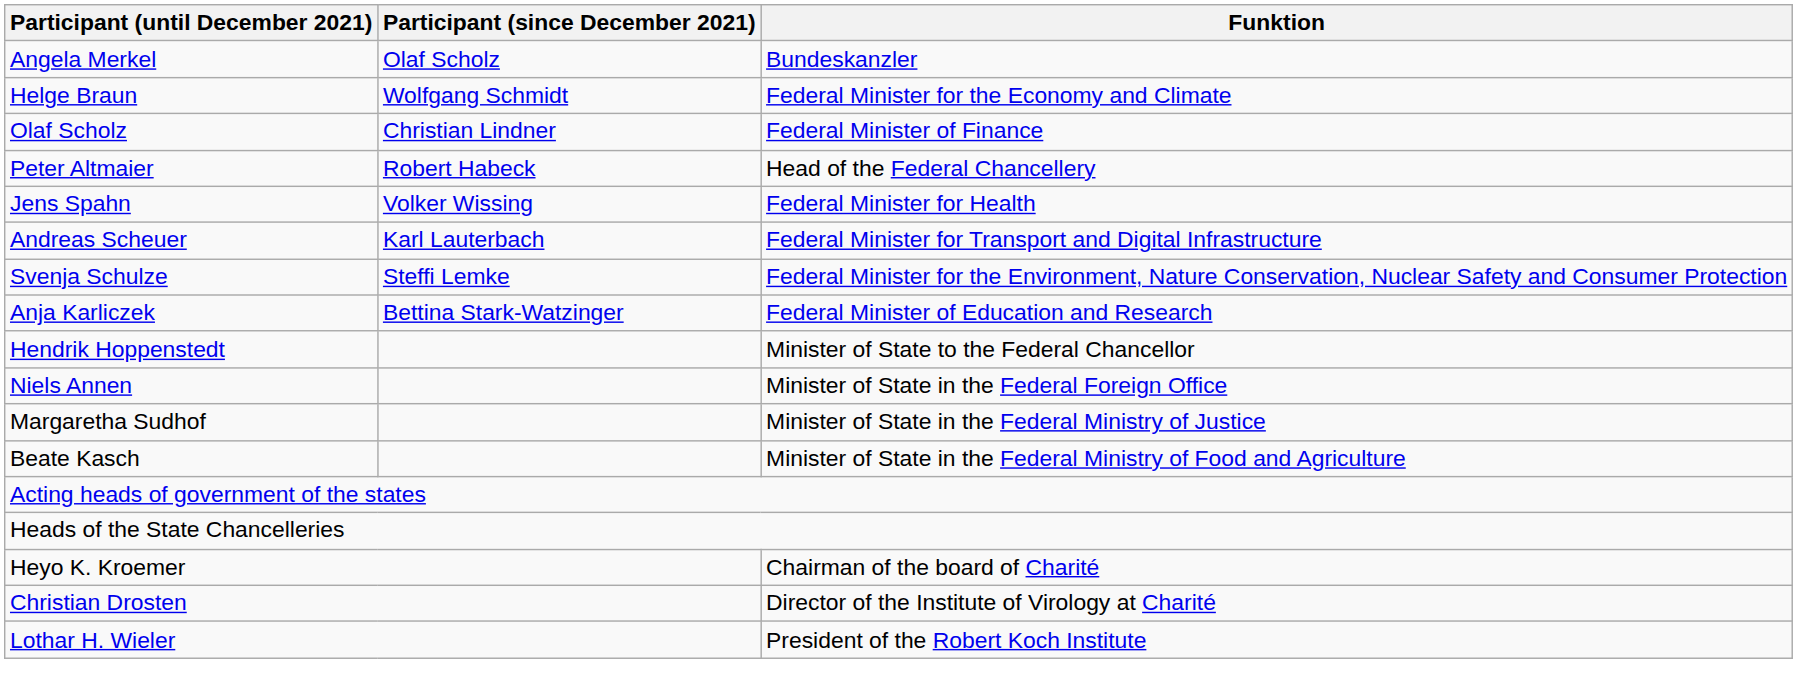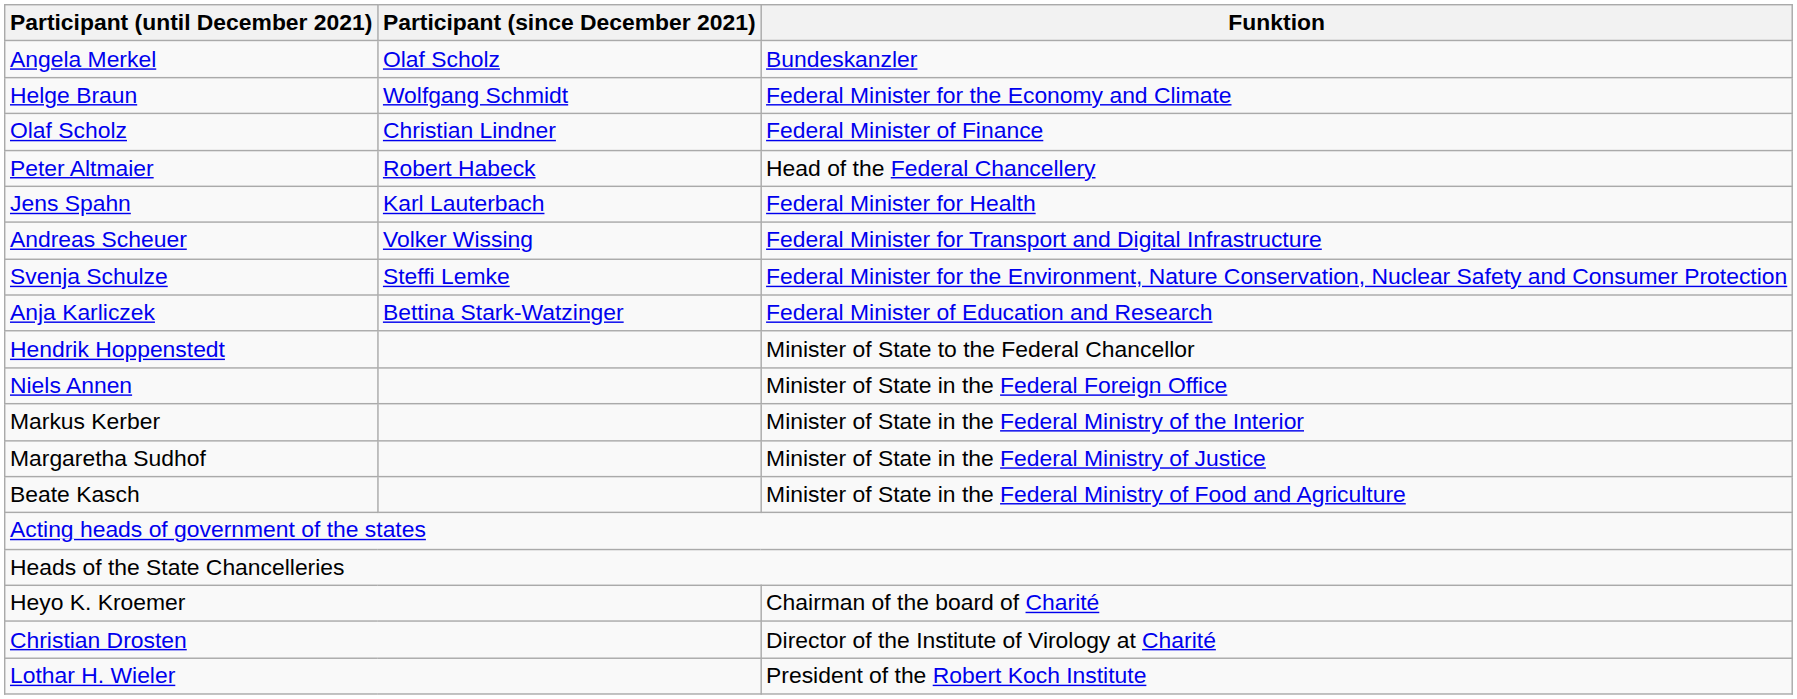(458, 204) Volker Wissing -> (464, 204) Karl Lauterbach
(464, 240) Karl Lauterbach -> (458, 240) Volker Wissing
+ row: (85, 421)
